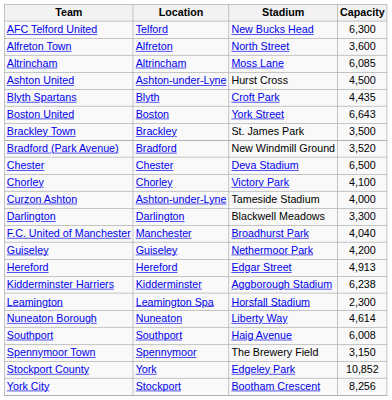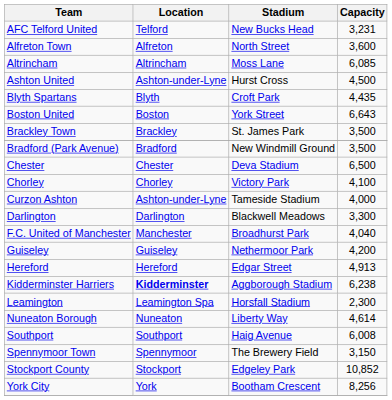(362, 30) 6,300 -> (362, 30) 3,231
(362, 149) 3,520 -> (362, 149) 3,500
(169, 285) normal -> (172, 285) bold
(146, 370) York -> (158, 370) Stockport
(158, 387) Stockport -> (146, 387) York
